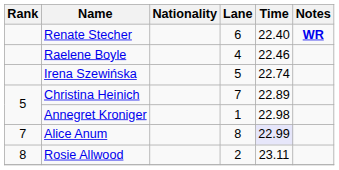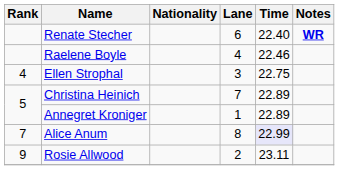- row: (90, 74)
+ row: (83, 74)
(274, 114) 22.98 -> (274, 114) 22.89
(23, 154) 8 -> (23, 154) 9
